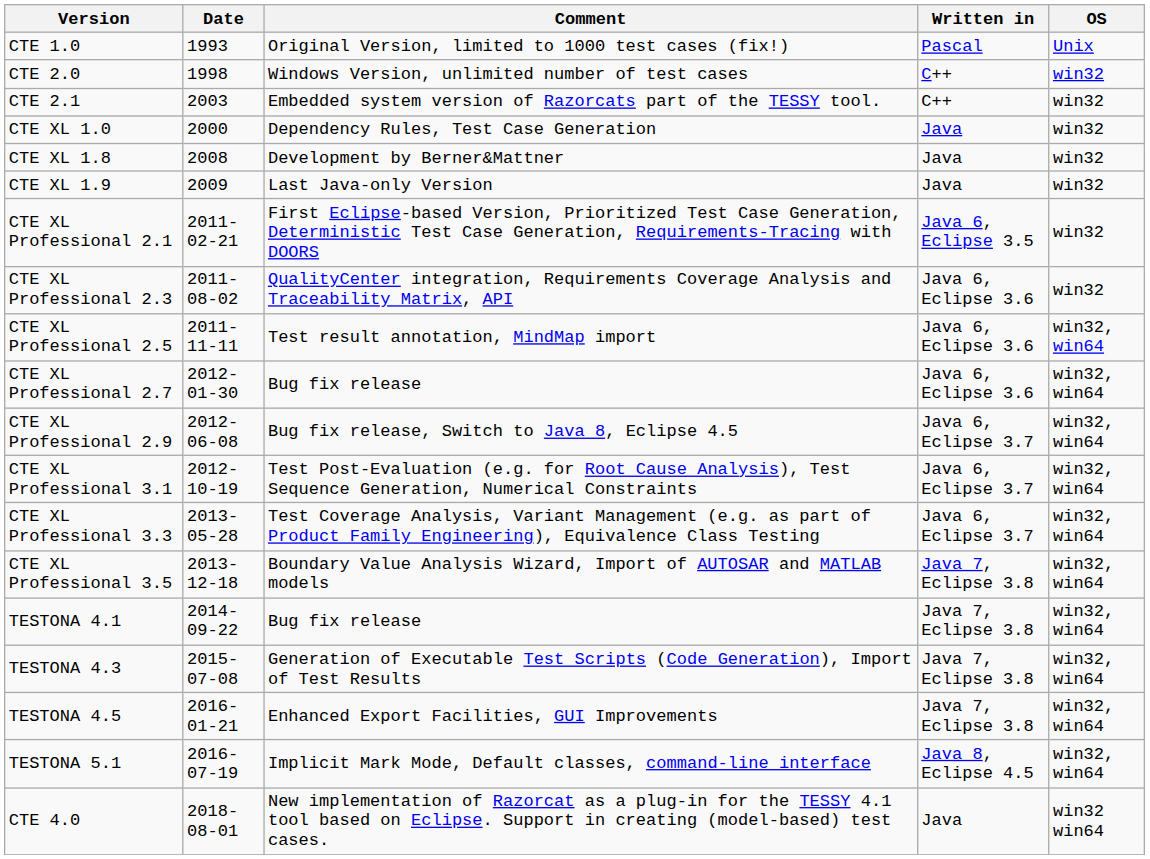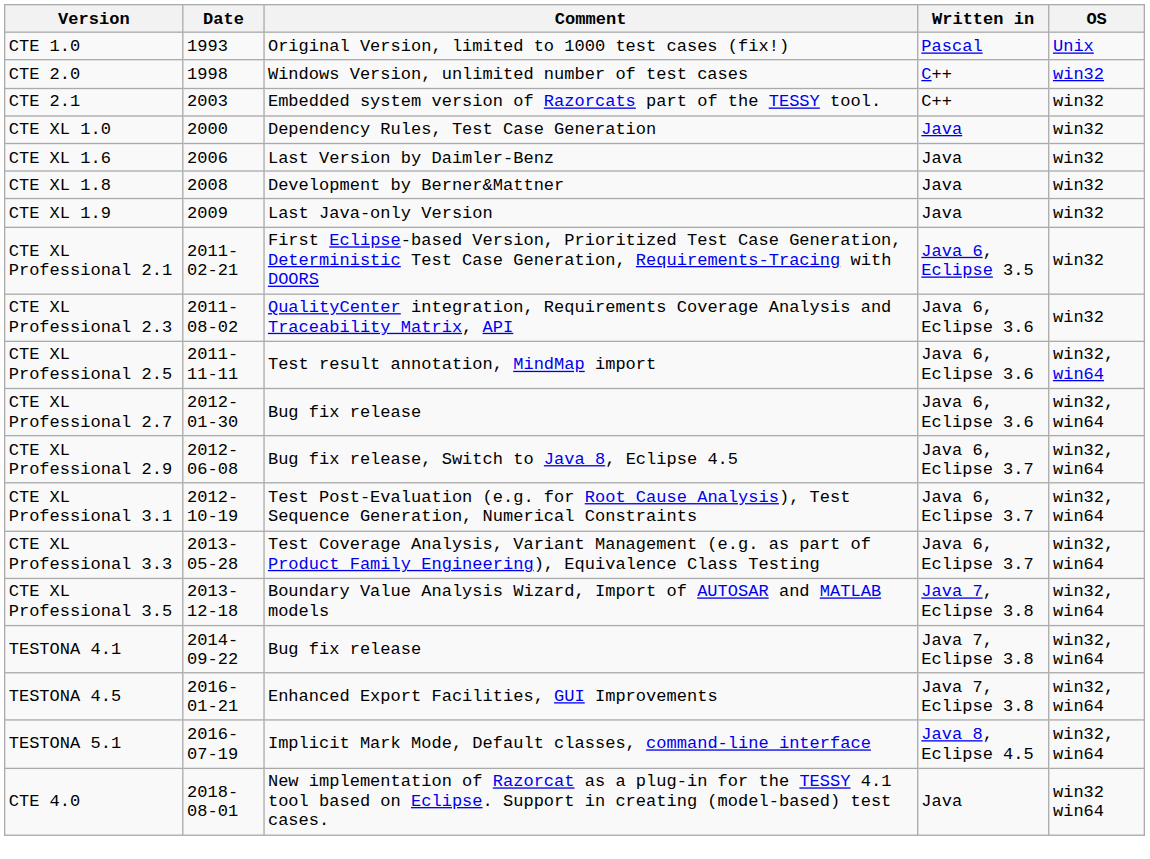+ row: (60, 157)
- row: (65, 669)
